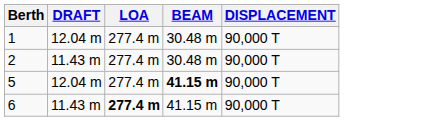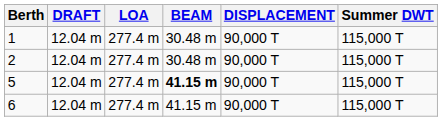+ column: (388, 15)
(76, 60) 11.43 m -> (76, 60) 12.04 m
(76, 104) 11.43 m -> (76, 104) 12.04 m
(134, 104) bold -> (134, 104) normal
